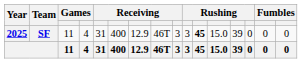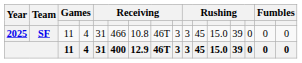(118, 33) 400 -> (118, 33) 466
(140, 33) 12.9 -> (140, 33) 10.8
(200, 33) bold -> (200, 33) normal
